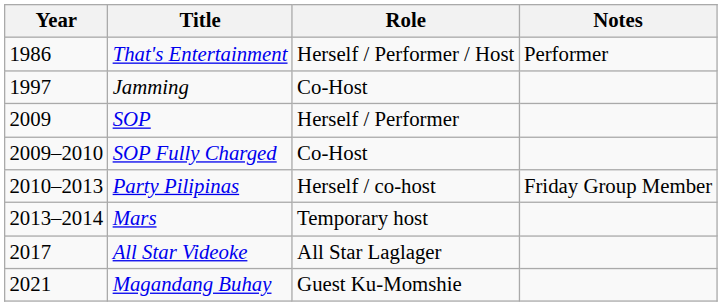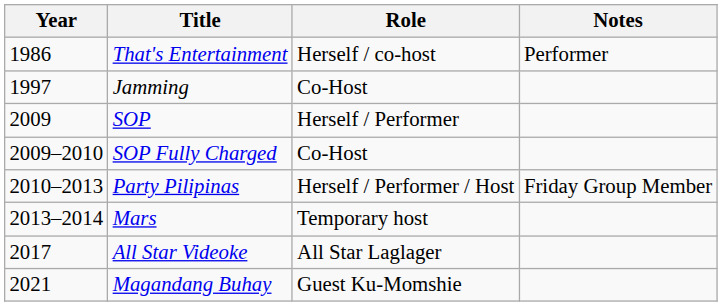(406, 53) Herself / Performer / Host -> (366, 53) Herself / co-host
(366, 185) Herself / co-host -> (406, 185) Herself / Performer / Host
